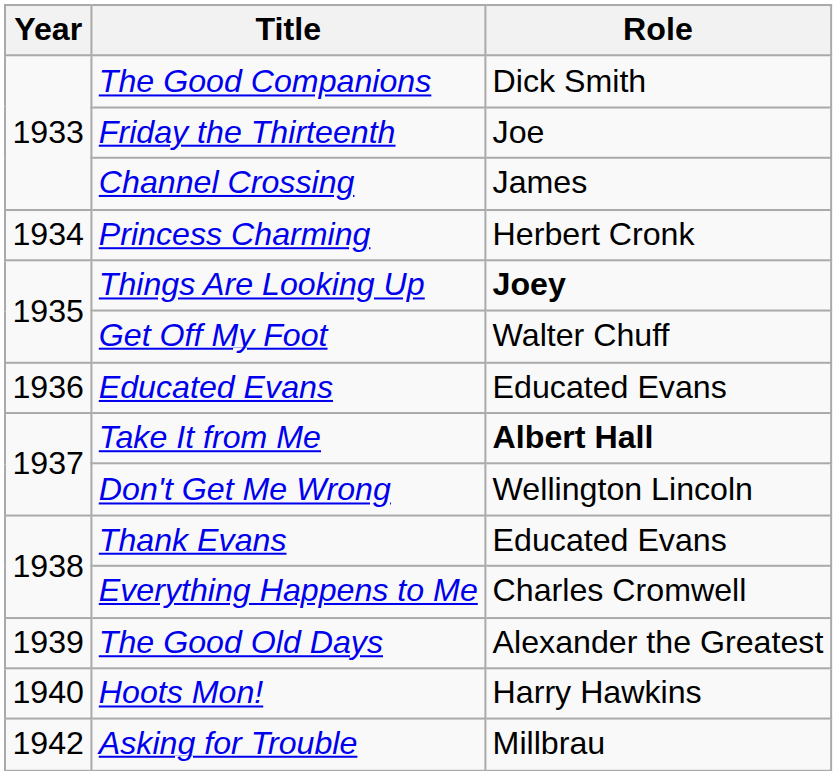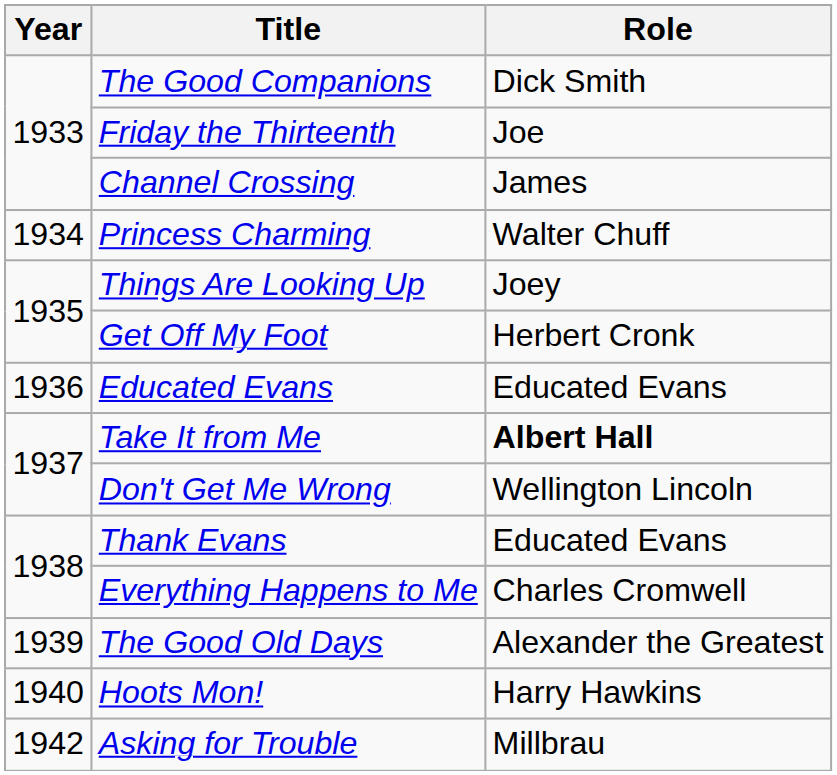(594, 234) Herbert Cronk -> (581, 234) Walter Chuff
(529, 285) bold -> (527, 285) normal
(581, 336) Walter Chuff -> (594, 336) Herbert Cronk
